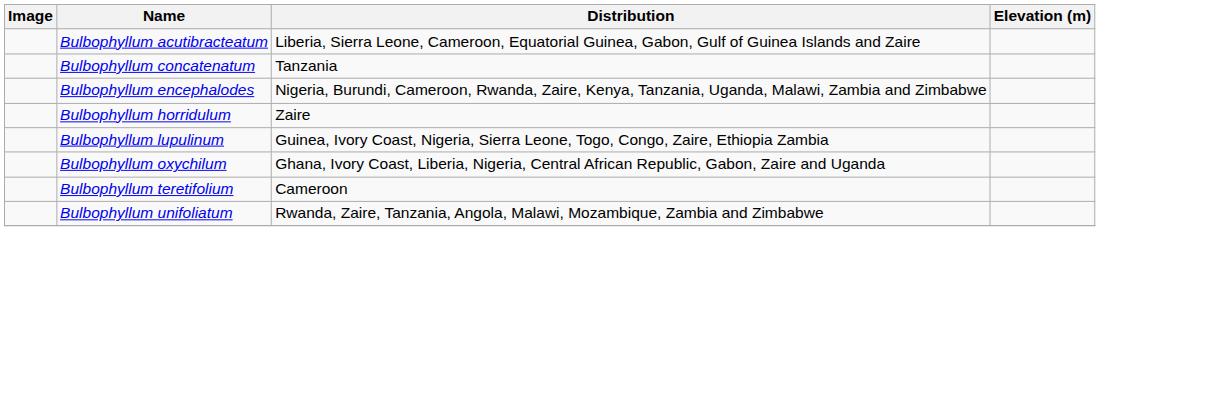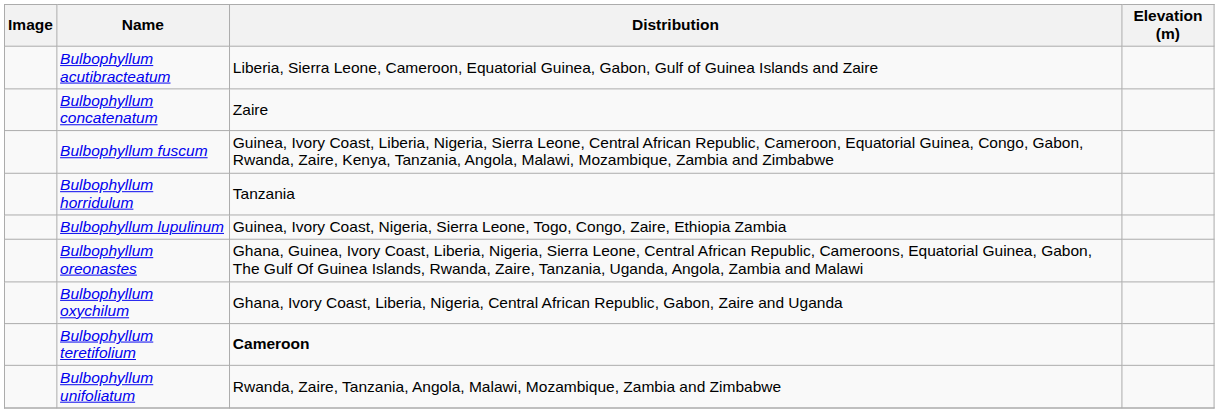(306, 66) Tanzania -> (250, 109) Zaire
- row: (157, 90)
+ row: (134, 151)
(293, 115) Zaire -> (264, 193) Tanzania
+ row: (107, 260)
(311, 189) normal -> (271, 344) bold
